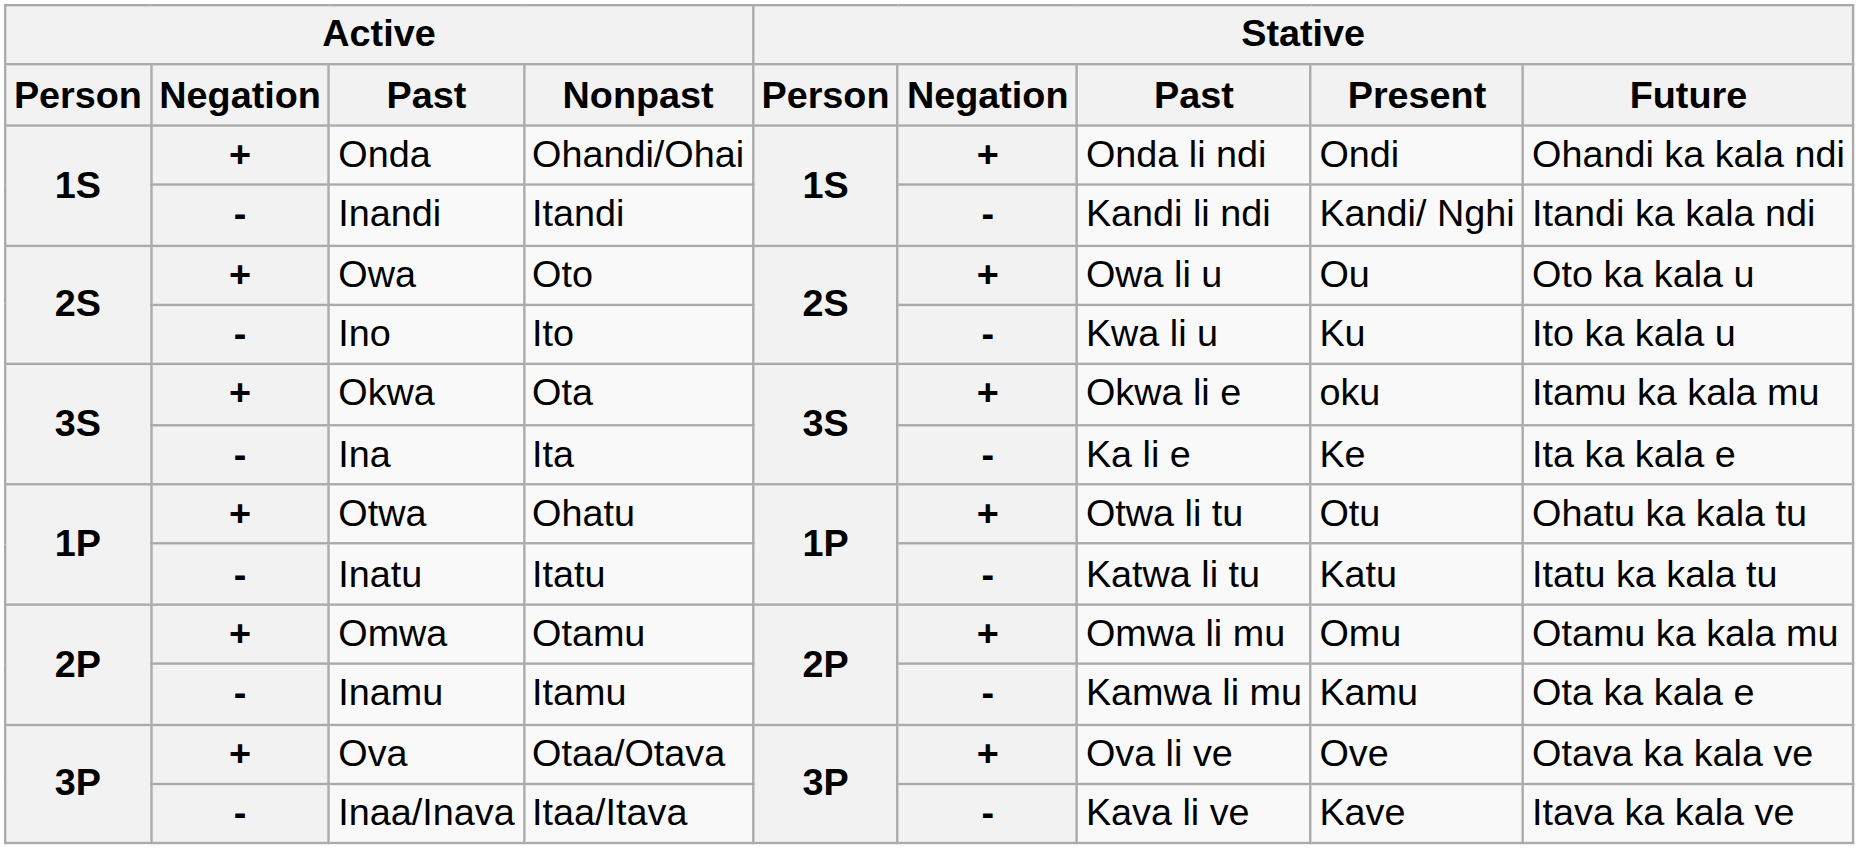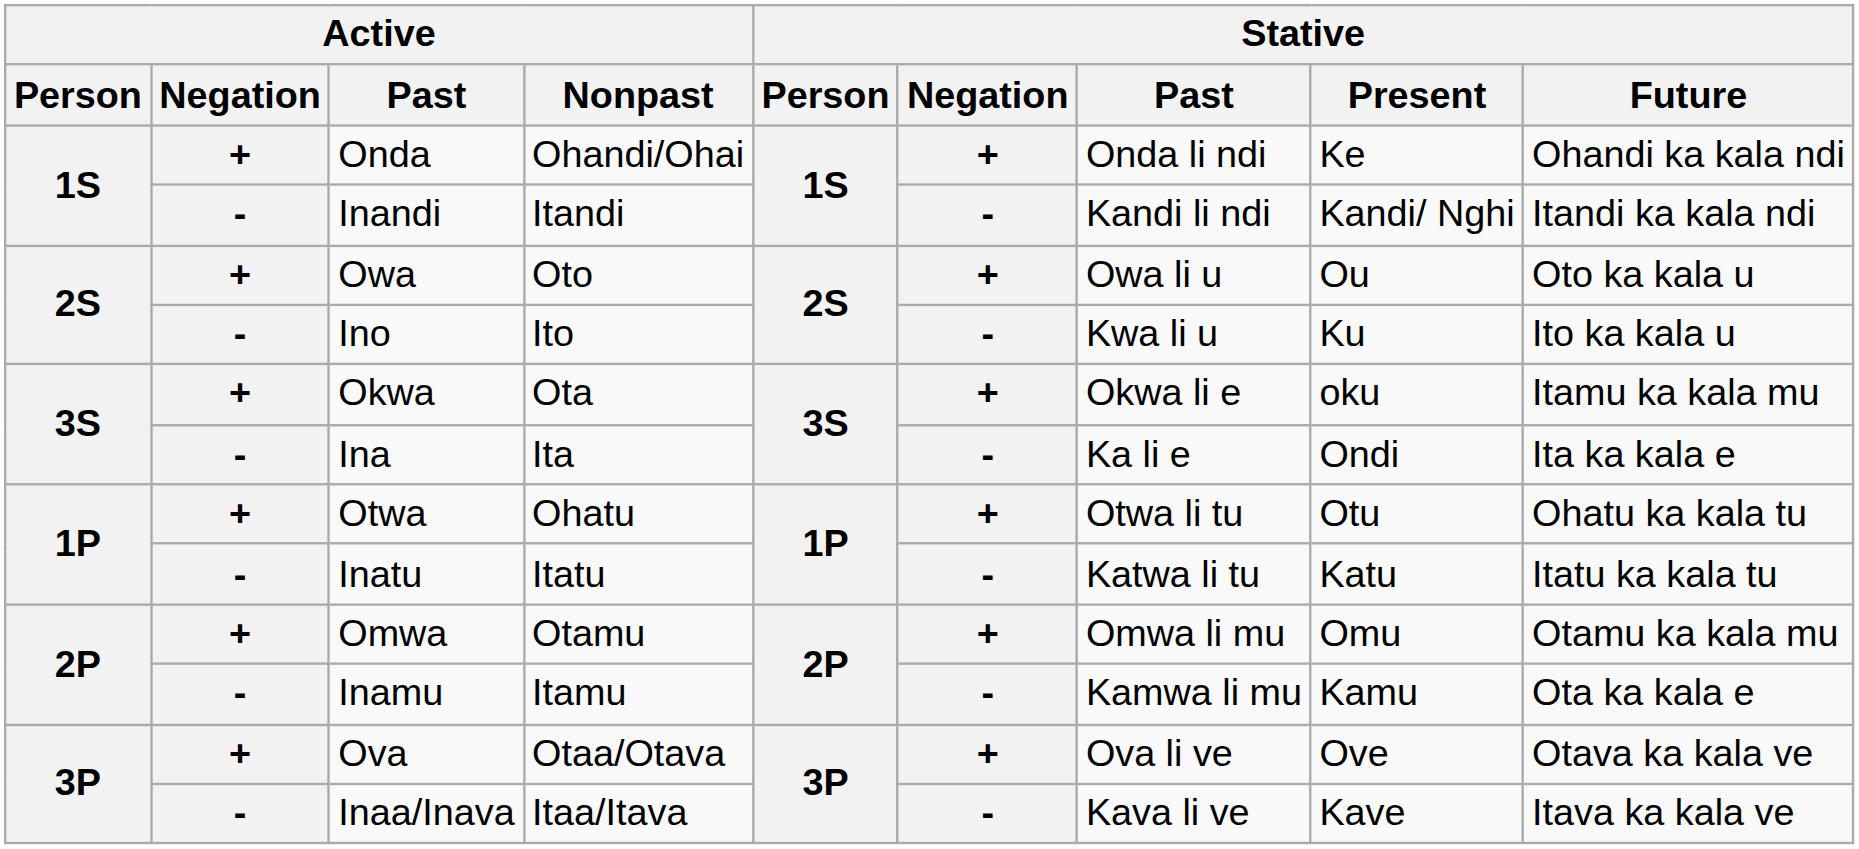(1359, 154) Ondi -> (1343, 154) Ke
(1343, 453) Ke -> (1359, 453) Ondi
